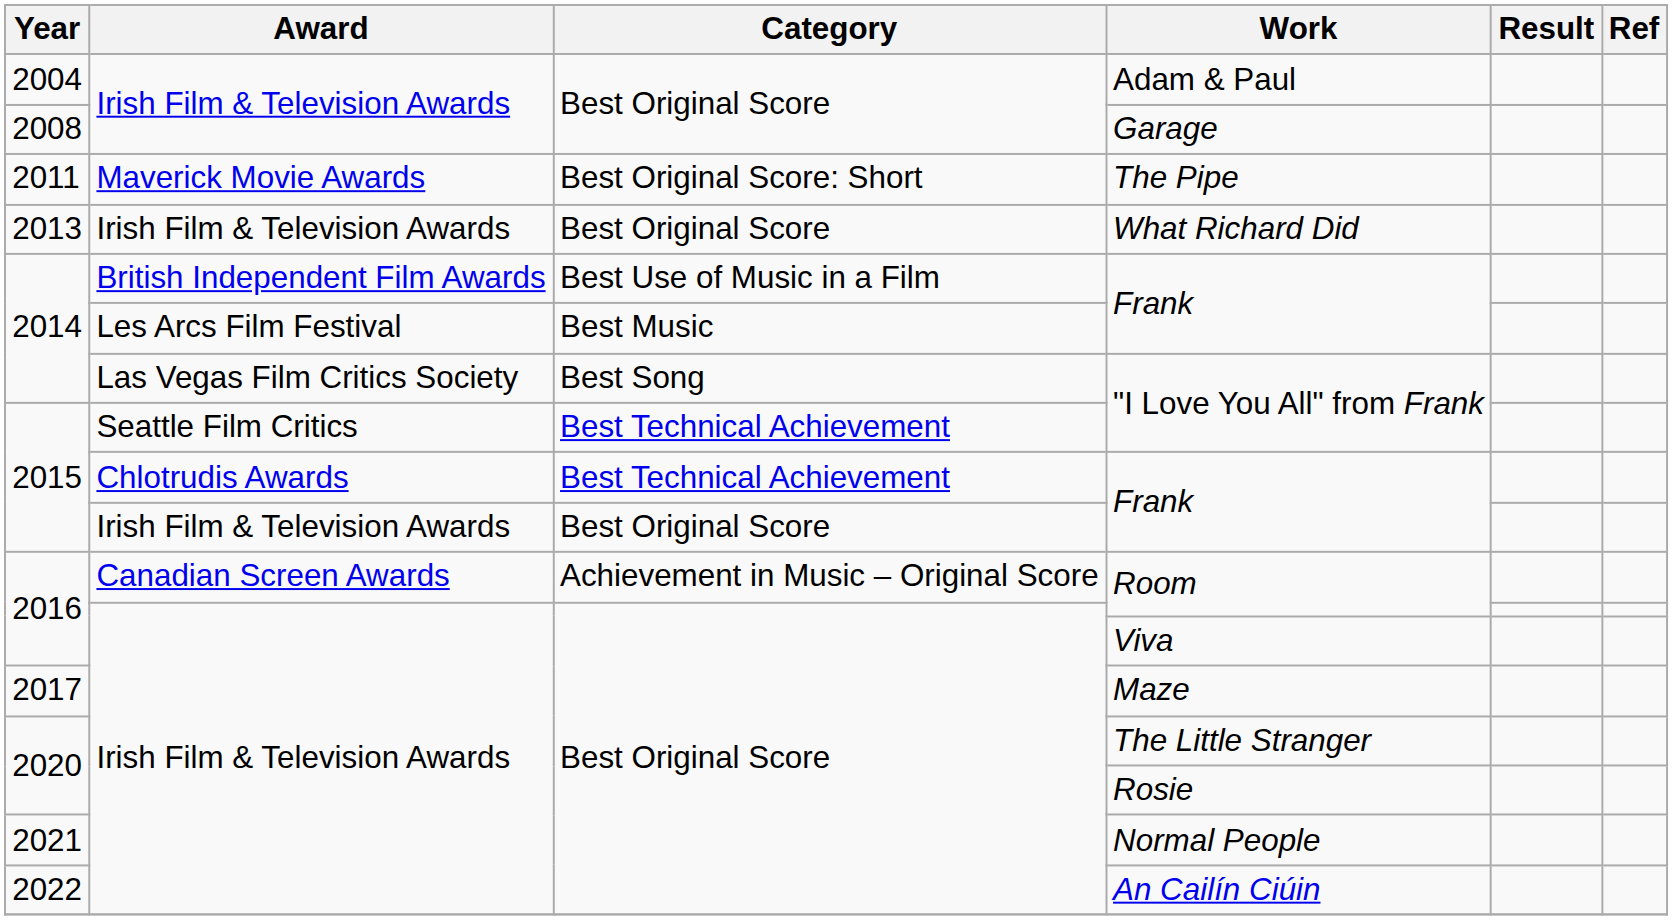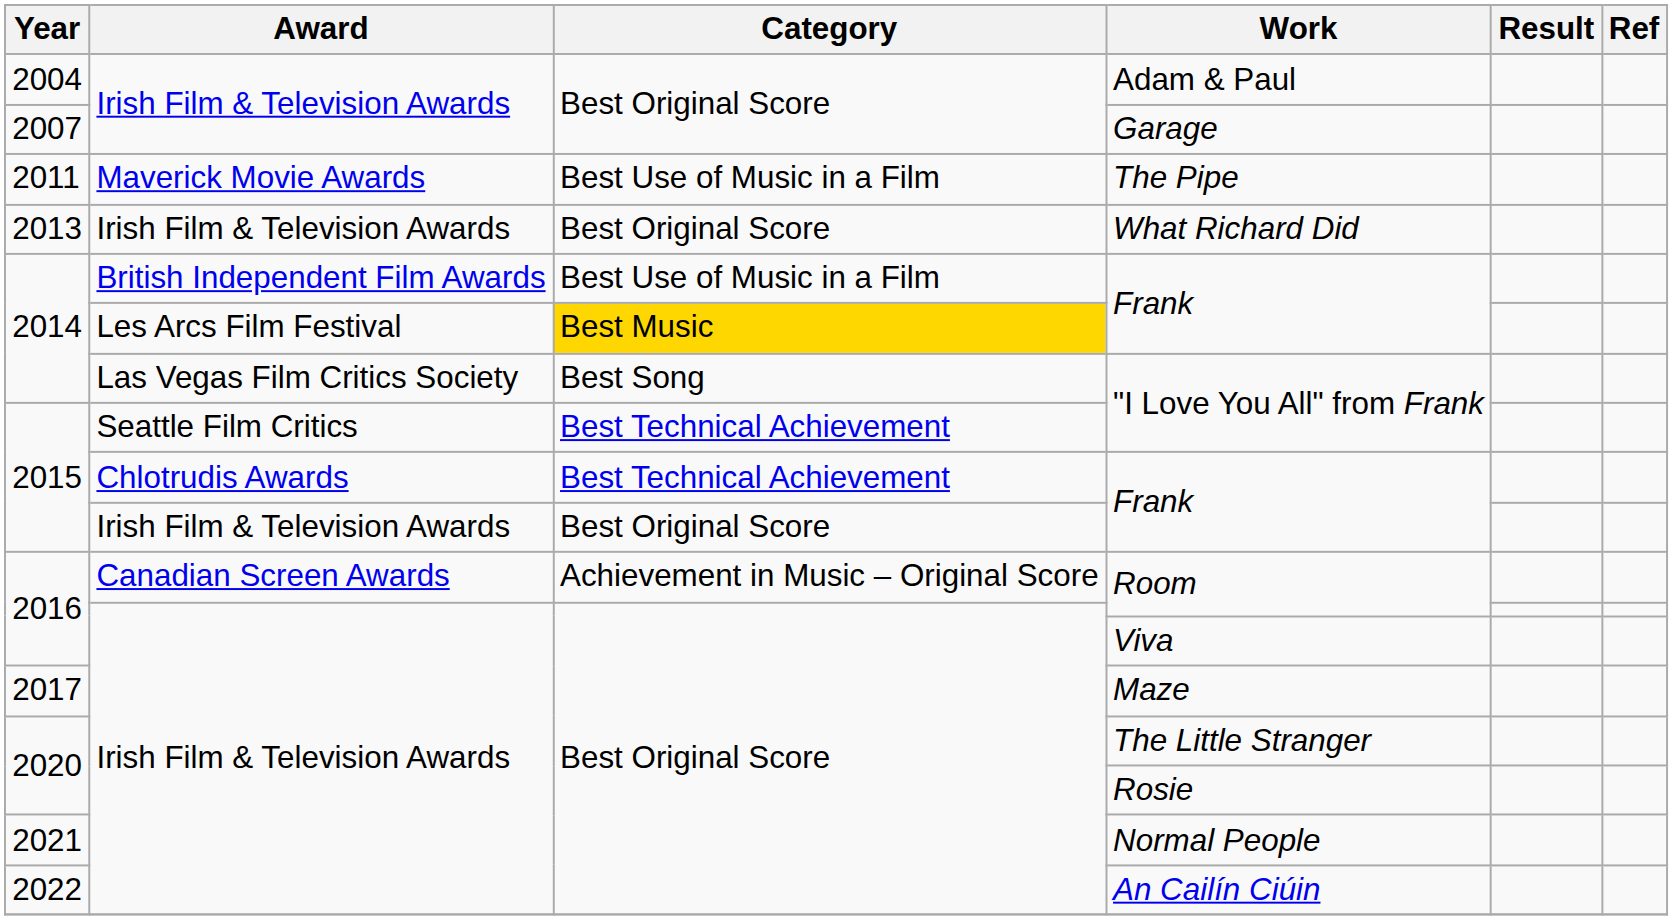(47, 128) 2008 -> (47, 128) 2007
(741, 178) Best Original Score: Short -> (750, 178) Best Use of Music in a Film
(637, 327) no background -> (637, 327) gold background
